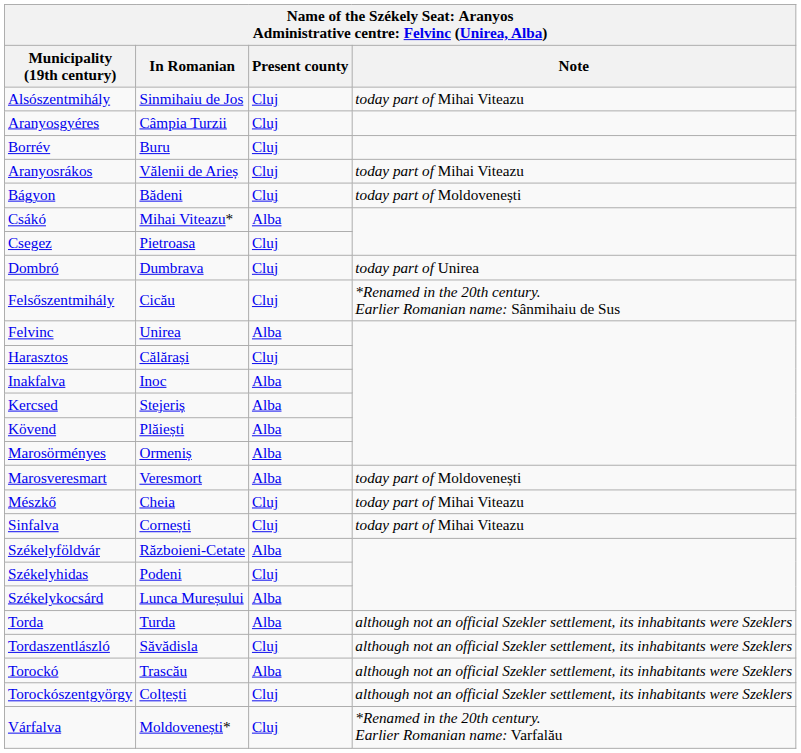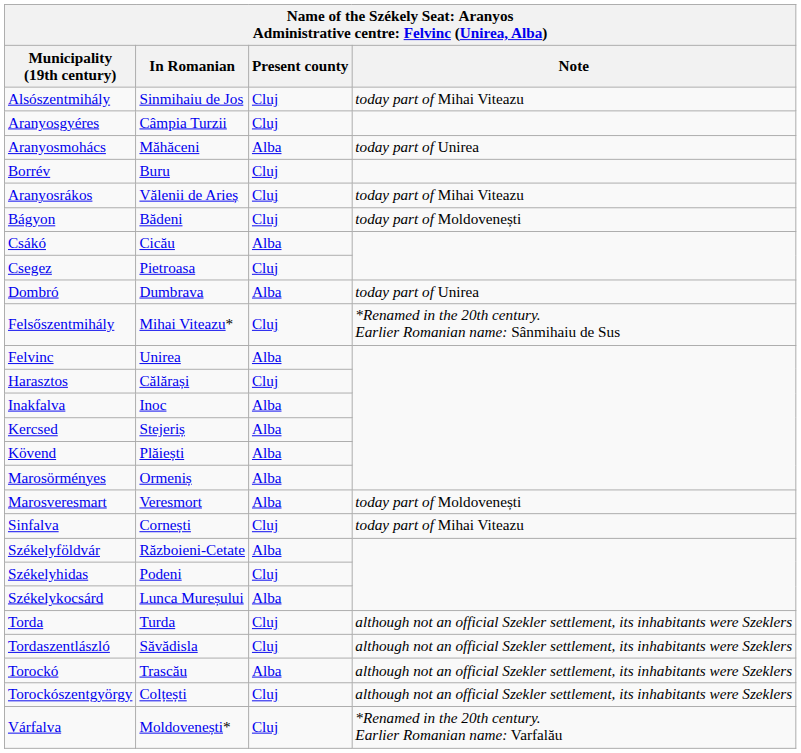+ row: (57, 147)
(186, 219) Mihai Viteazu* -> (157, 243) Cicău
(265, 267) Cluj -> (267, 291) Alba
(157, 300) Cicău -> (186, 324) Mihai Viteazu*
- row: (32, 501)
(267, 622) Alba -> (265, 622) Cluj
